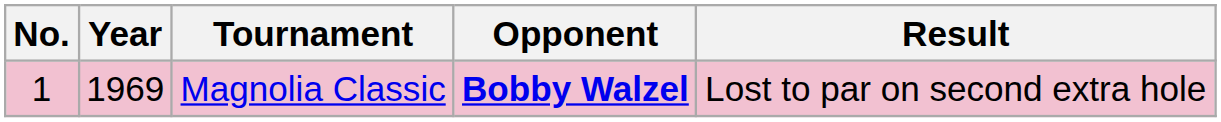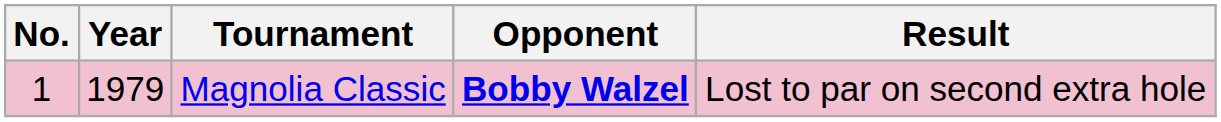(125, 89) 1969 -> (125, 89) 1979
